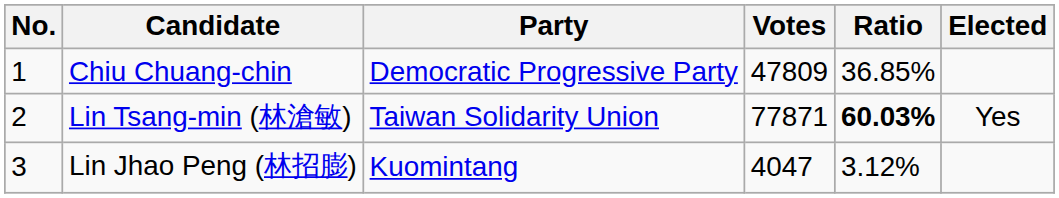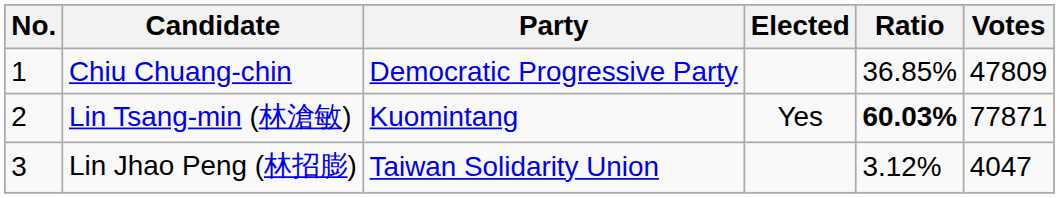columns swapped: (789, 26) <-> (998, 26)
(514, 117) Taiwan Solidarity Union -> (444, 117) Kuomintang
(444, 166) Kuomintang -> (514, 166) Taiwan Solidarity Union
